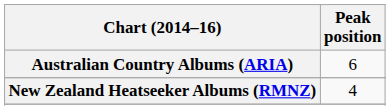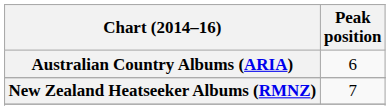(353, 90) 4 -> (353, 90) 7
